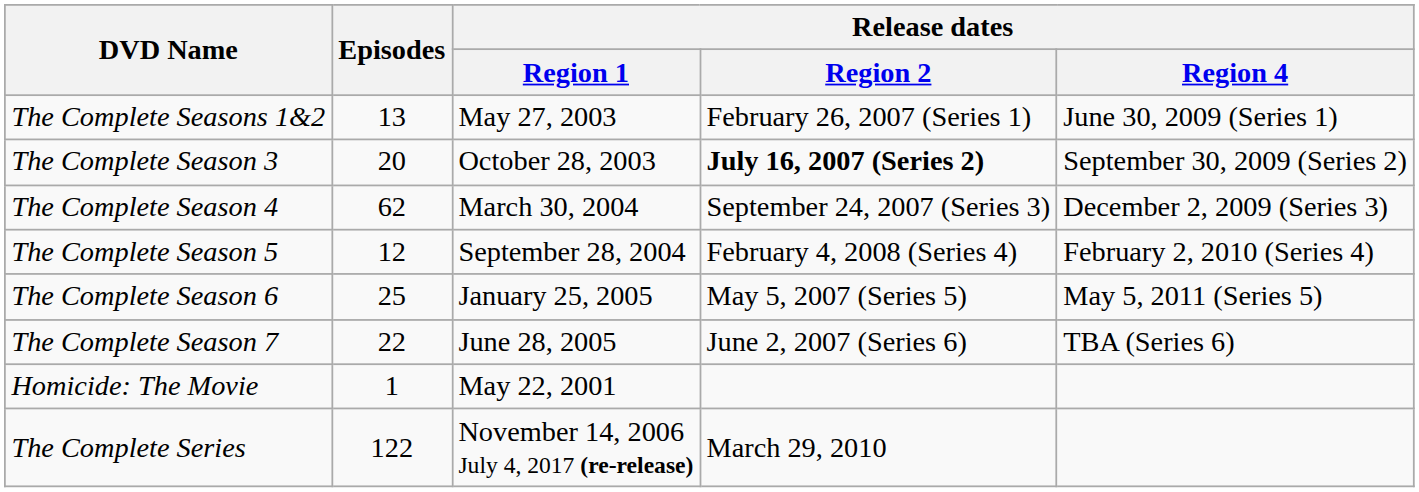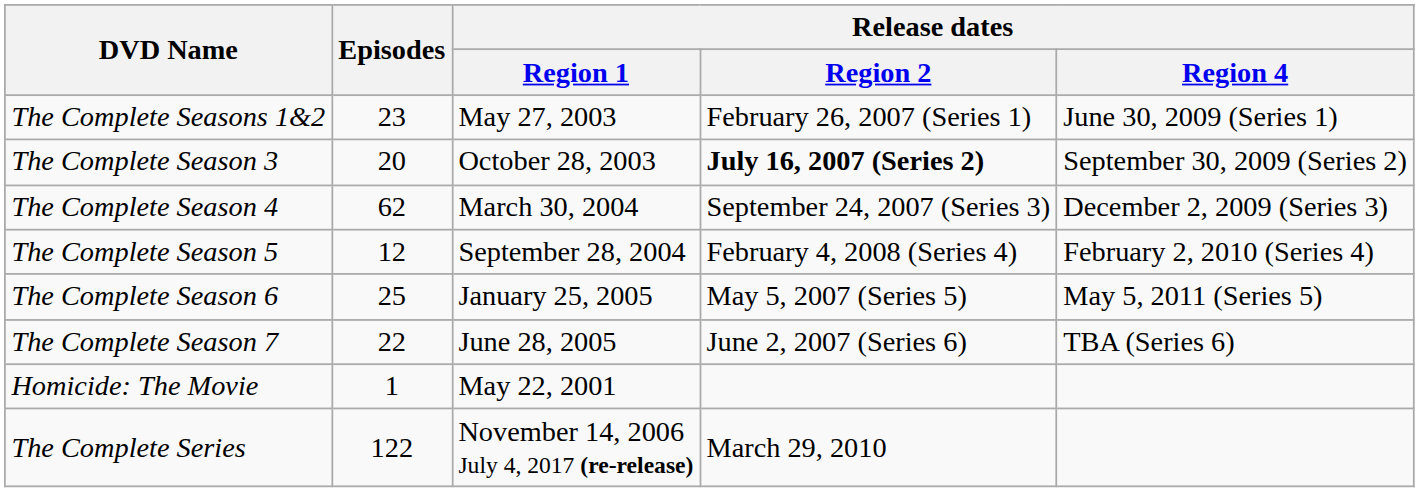(392, 116) 13 -> (392, 116) 23
